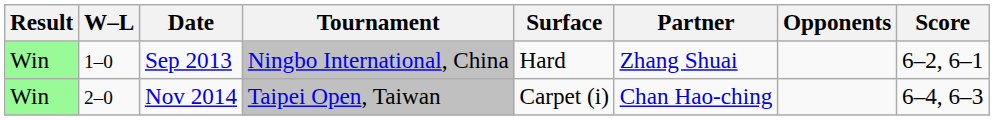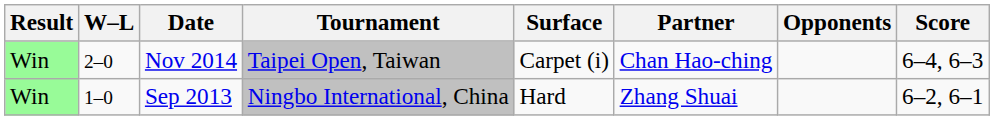rows swapped: (188, 59) <-> (191, 96)
